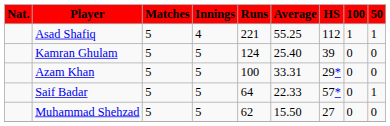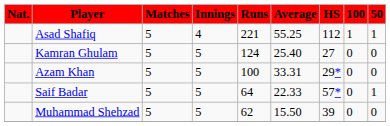(329, 53) 39 -> (329, 53) 27
(329, 111) 27 -> (329, 111) 39
